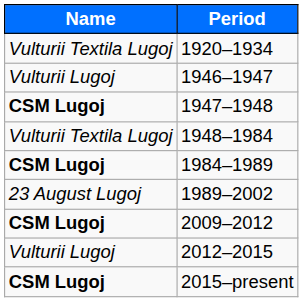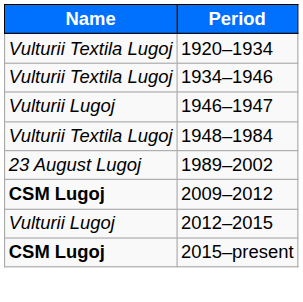+ row: (227, 77)
- row: (227, 106)
- row: (227, 164)
